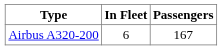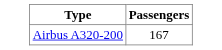- column: (126, 14)
